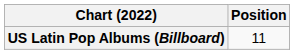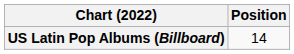(259, 37) 11 -> (259, 37) 14
